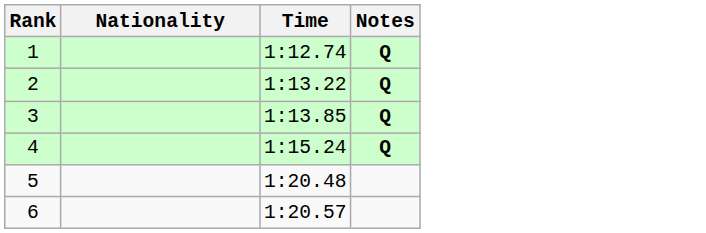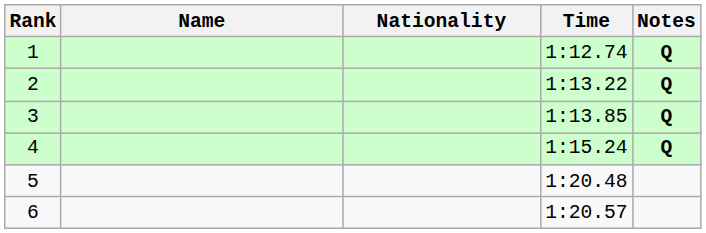+ column: (202, 21)
